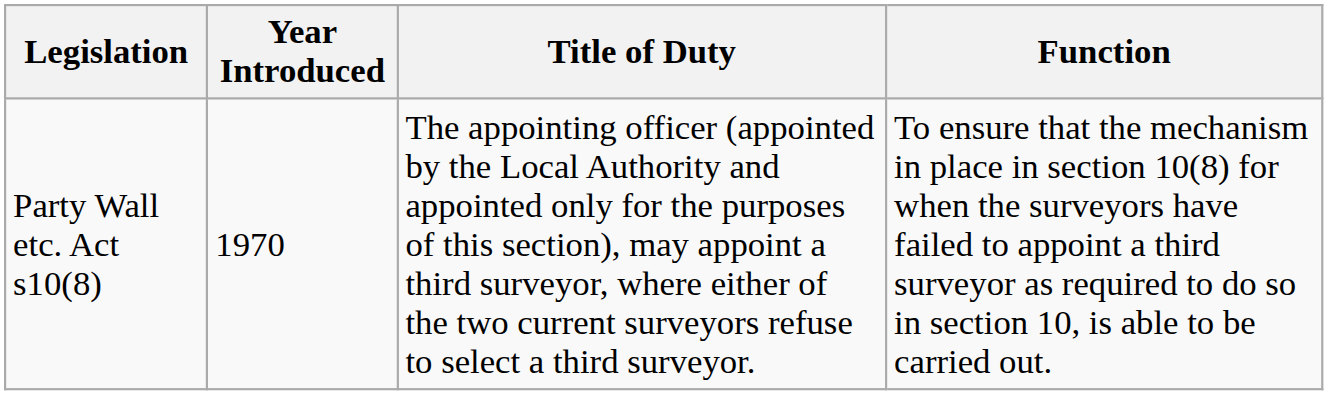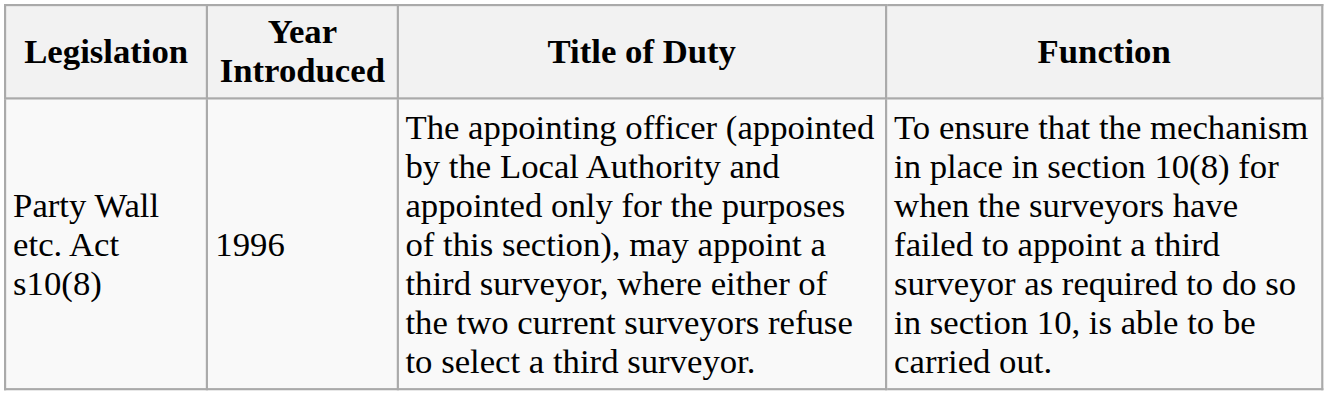(250, 243) 1970 -> (250, 243) 1996
